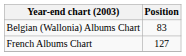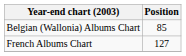(162, 28) 83 -> (162, 28) 85
